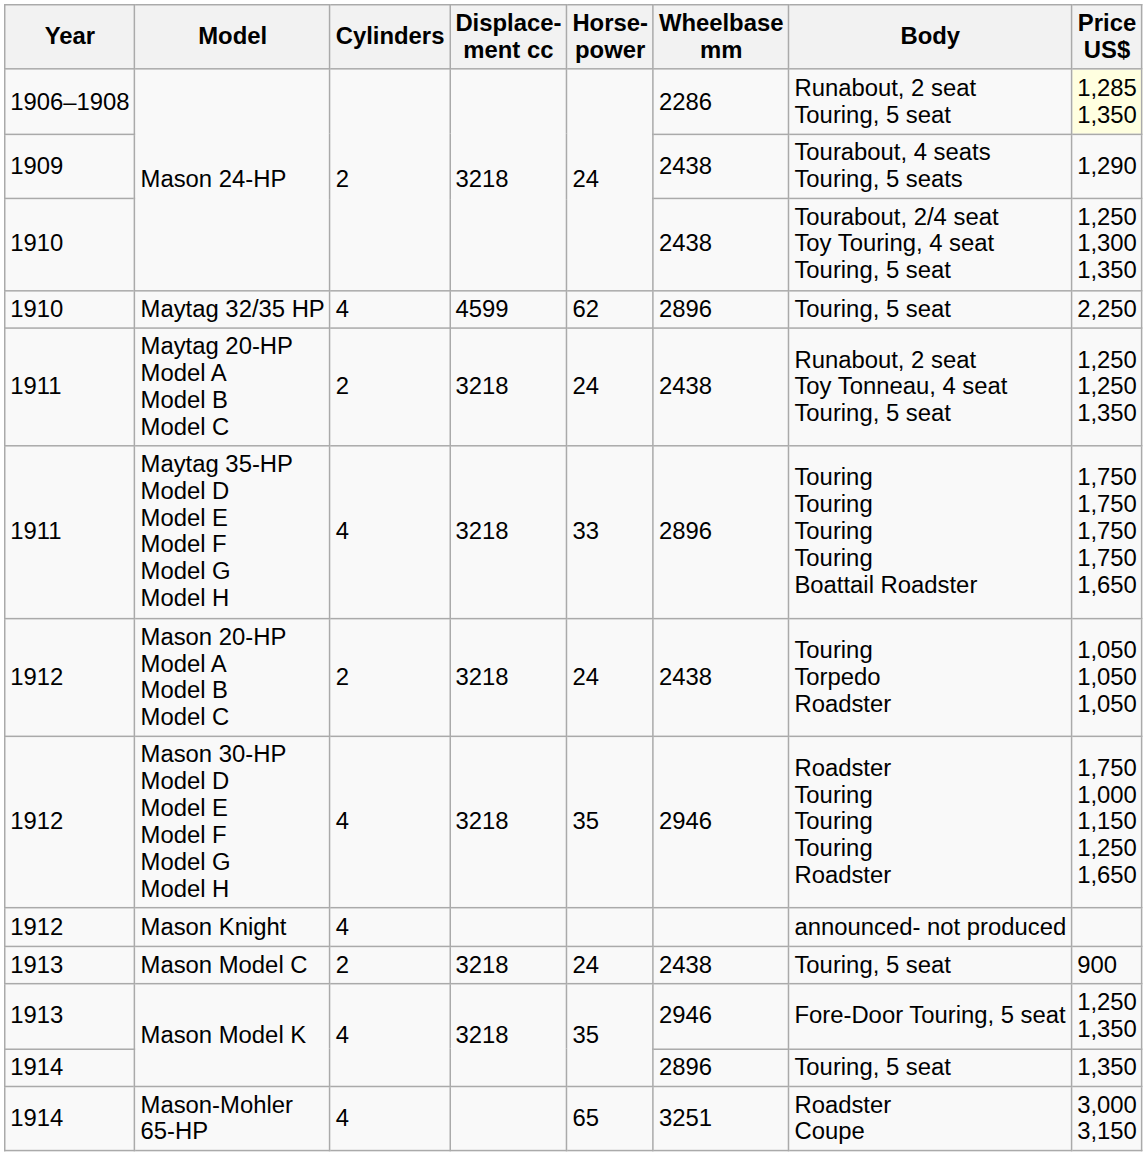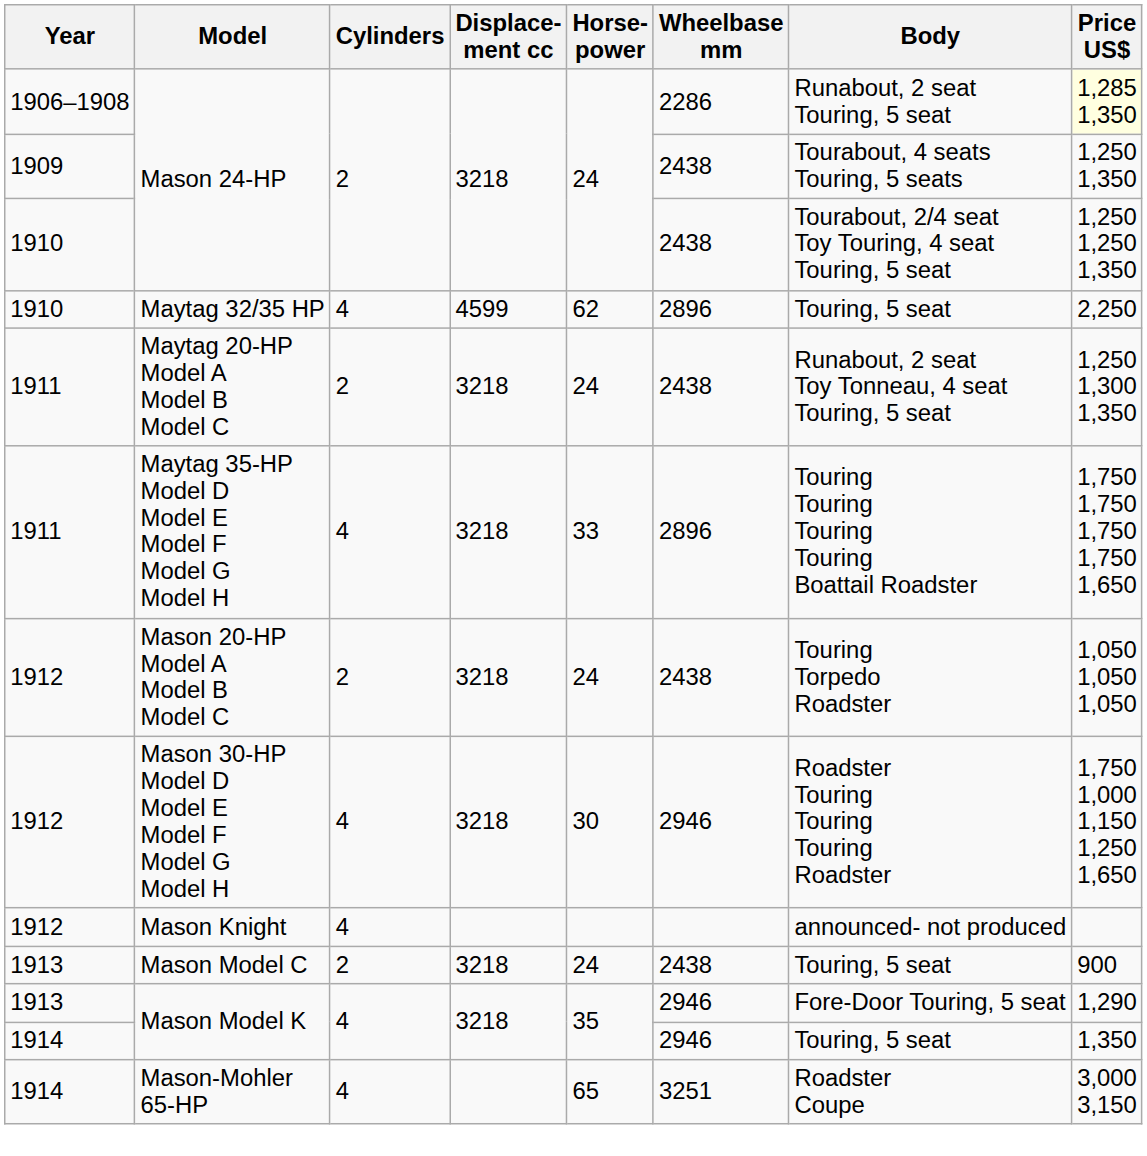(1107, 166) 1,290 -> (1107, 166) 1,250 1,350
(1107, 244) 1,250 1,300 1,350 -> (1107, 244) 1,250 1,250 1,350
(1107, 386) 1,250 1,250 1,350 -> (1107, 386) 1,250 1,300 1,350
(586, 822) 35 -> (586, 822) 30
(1107, 1015) 1,250 1,350 -> (1107, 1002) 1,290
(685, 1067) 2896 -> (685, 1040) 2946
